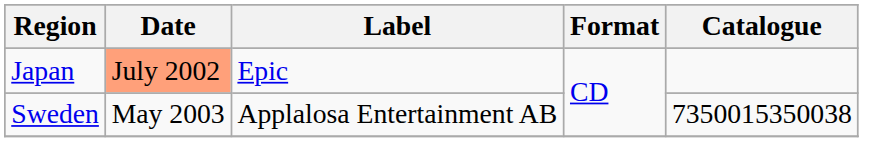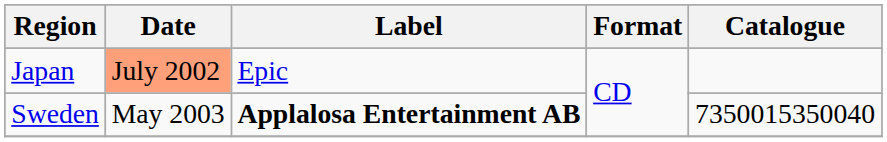(397, 114) normal -> (409, 114) bold
(762, 114) 7350015350038 -> (785, 114) 7350015350040
